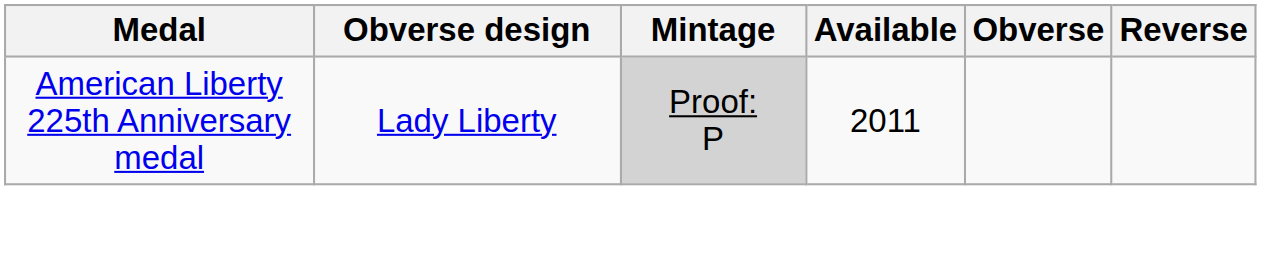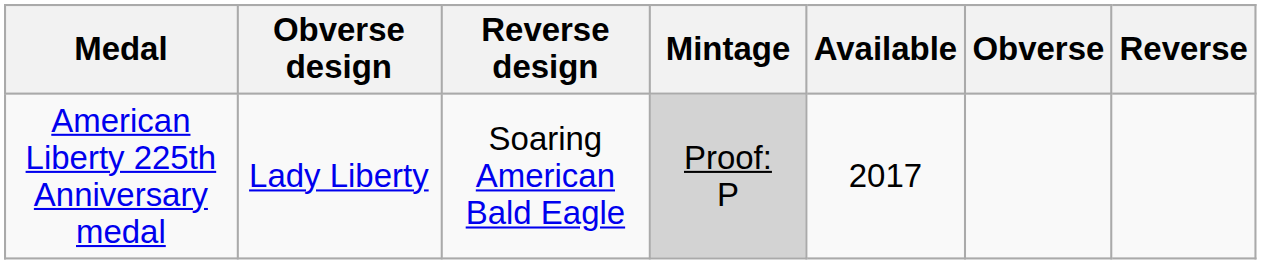+ column: (545, 49)
(885, 119) 2011 -> (885, 175) 2017
